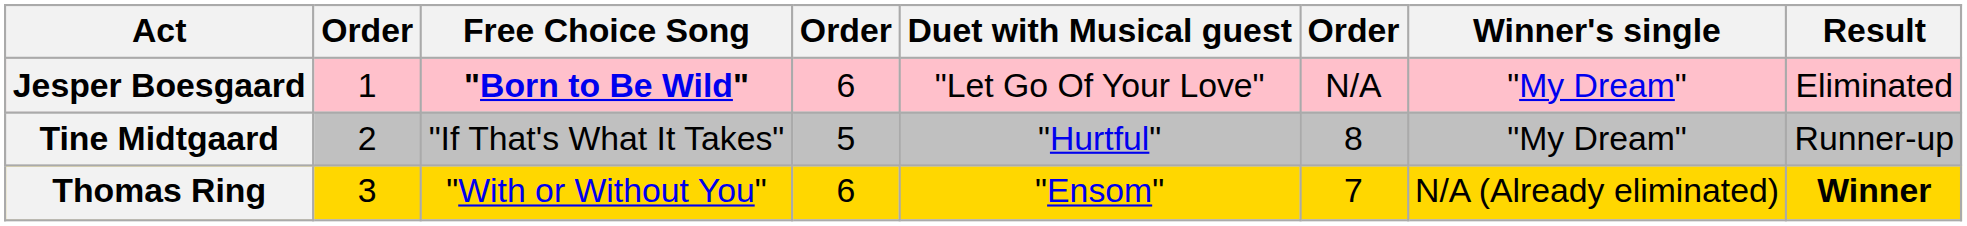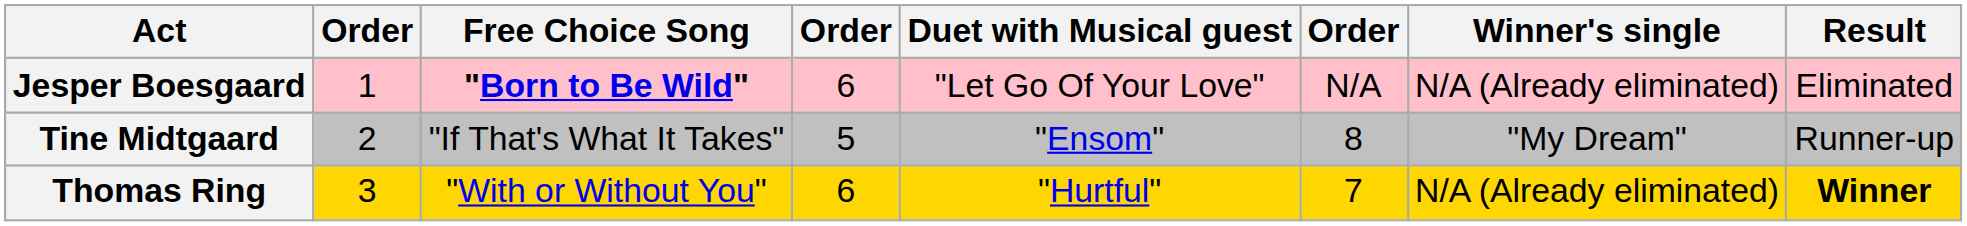(1597, 84) "My Dream" -> (1597, 84) N/A (Already eliminated)
(1100, 138) "Hurtful" -> (1100, 138) "Ensom"
(1100, 191) "Ensom" -> (1100, 191) "Hurtful"
